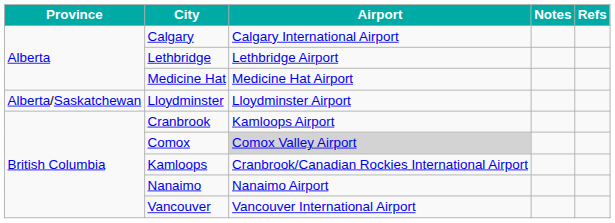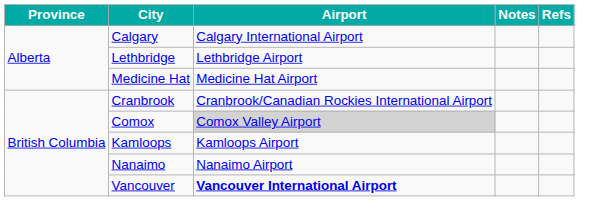- row: (186, 100)
(283, 121) Kamloops Airport -> (344, 100) Cranbrook/Canadian Rockies International Airport
(380, 164) Cranbrook/Canadian Rockies International Airport -> (247, 143) Kamloops Airport
(324, 206) normal -> (296, 185) bold
